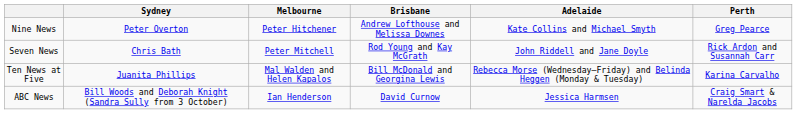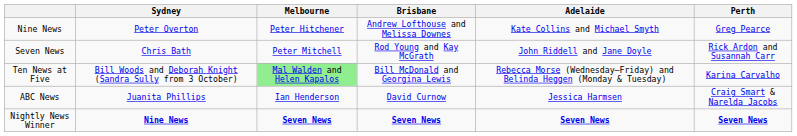(156, 75) Juanita Phillips -> (166, 75) Bill Woods and Deborah Knight (Sandra Sully from 3 October)
(299, 75) no background -> (307, 75) lightgreen background
(156, 97) Bill Woods and Deborah Knight (Sandra Sully from 3 October) -> (166, 97) Juanita Phillips
+ row: (40, 120)
